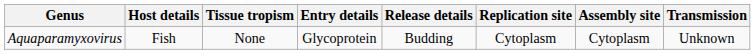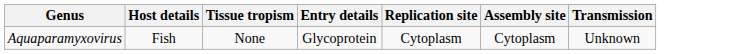- column: (429, 15)
